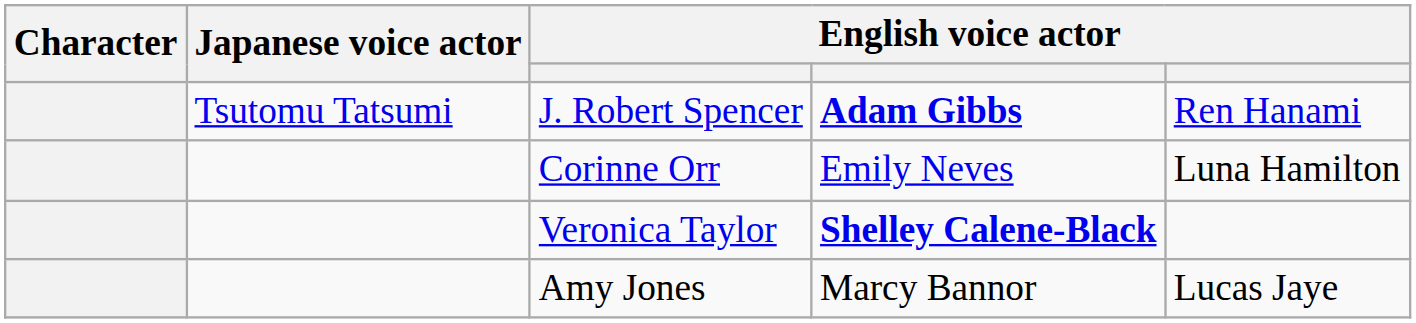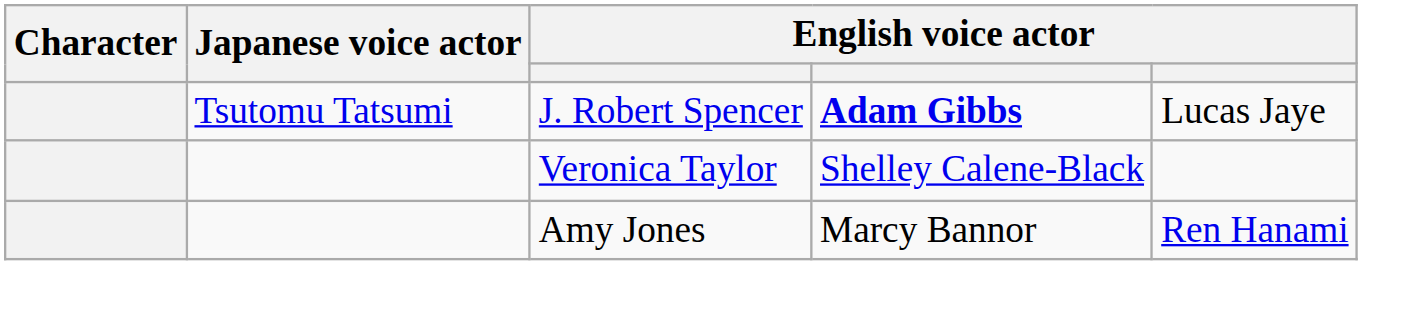(1267, 110) Ren Hanami -> (1244, 110) Lucas Jaye
- row: (629, 169)
(988, 228) bold -> (982, 169) normal
(1256, 287) Lucas Jaye -> (1255, 228) Ren Hanami
